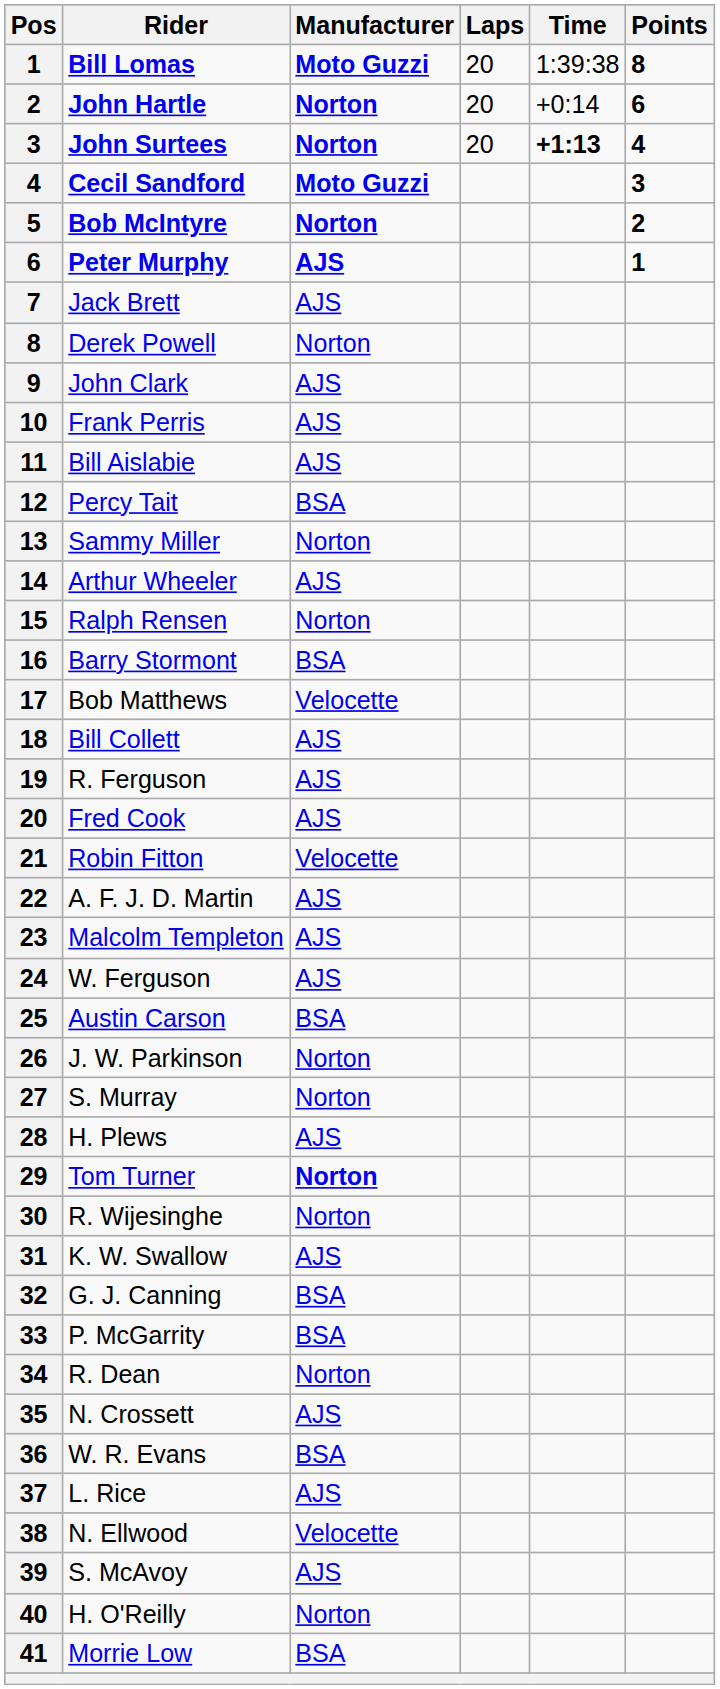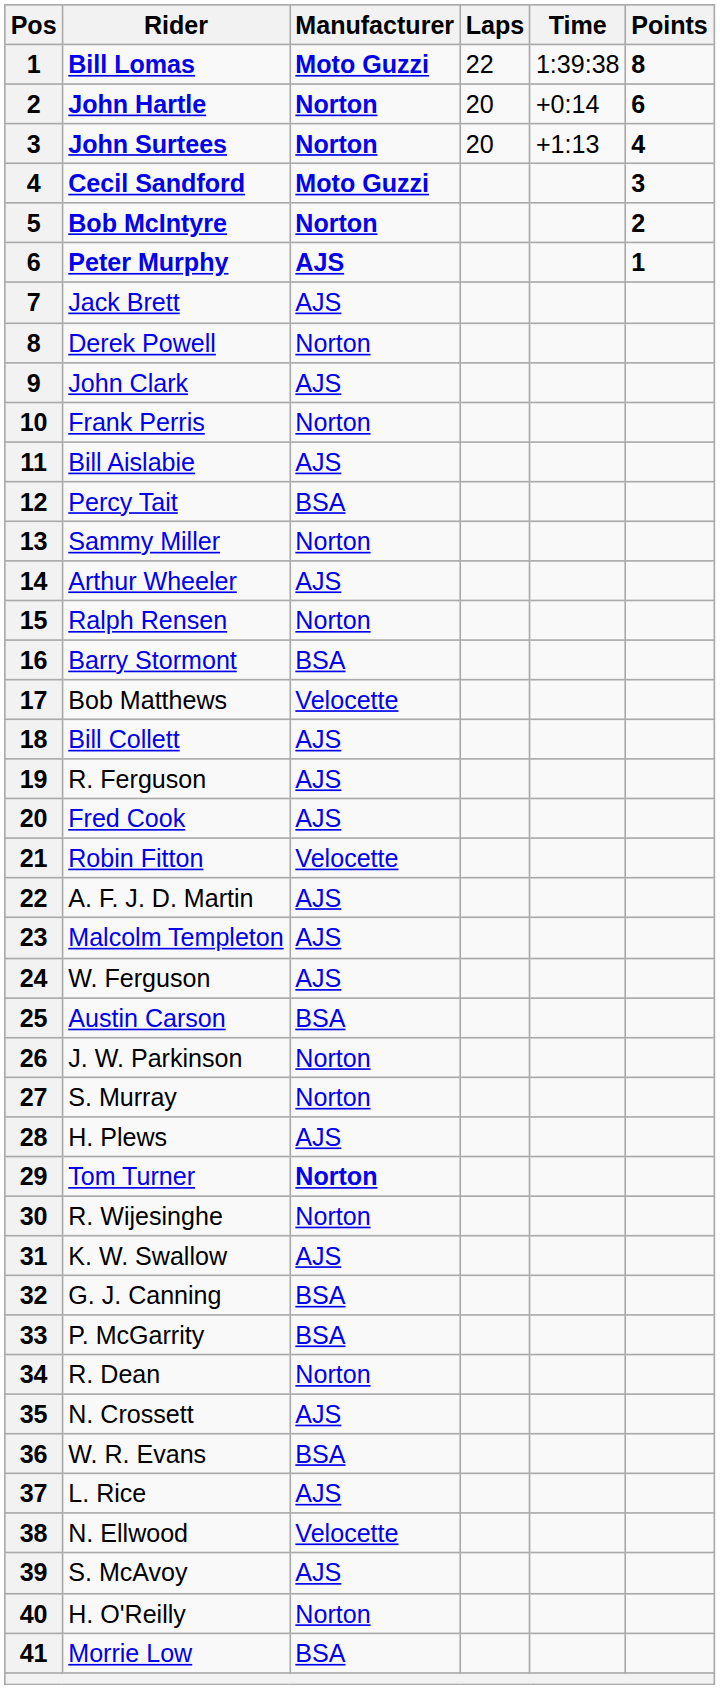(480, 65) 20 -> (480, 65) 22
(568, 144) bold -> (568, 144) normal
(318, 422) AJS -> (333, 422) Norton
